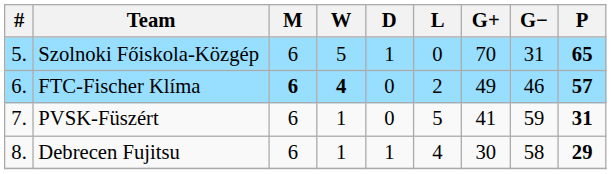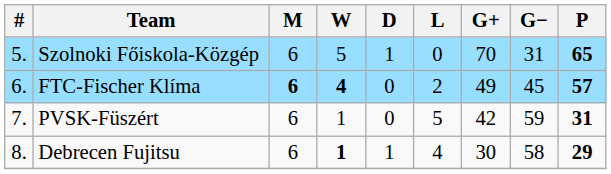(534, 86) 46 -> (534, 86) 45
(486, 119) 41 -> (486, 119) 42
(341, 151) normal -> (341, 151) bold
